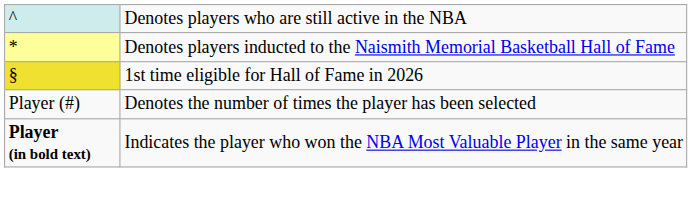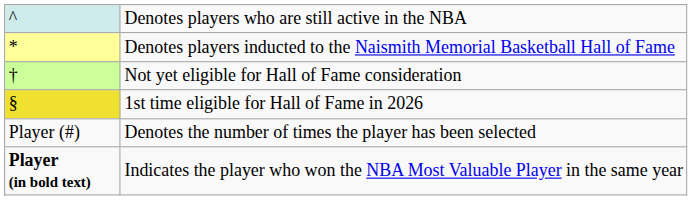+ row: (293, 75)
